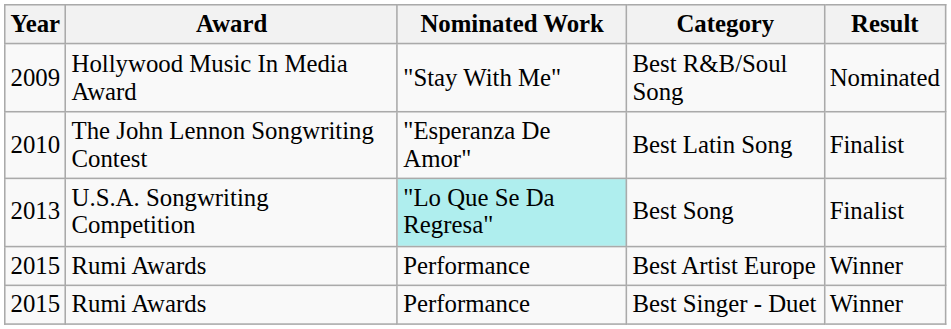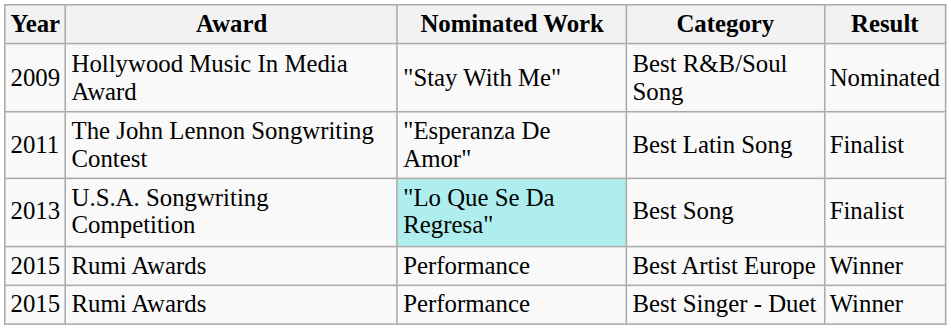(35, 144) 2010 -> (35, 144) 2011
